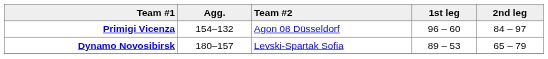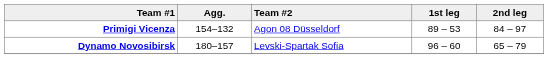(444, 29) 96 – 60 -> (444, 29) 89 – 53
(444, 45) 89 – 53 -> (444, 45) 96 – 60
